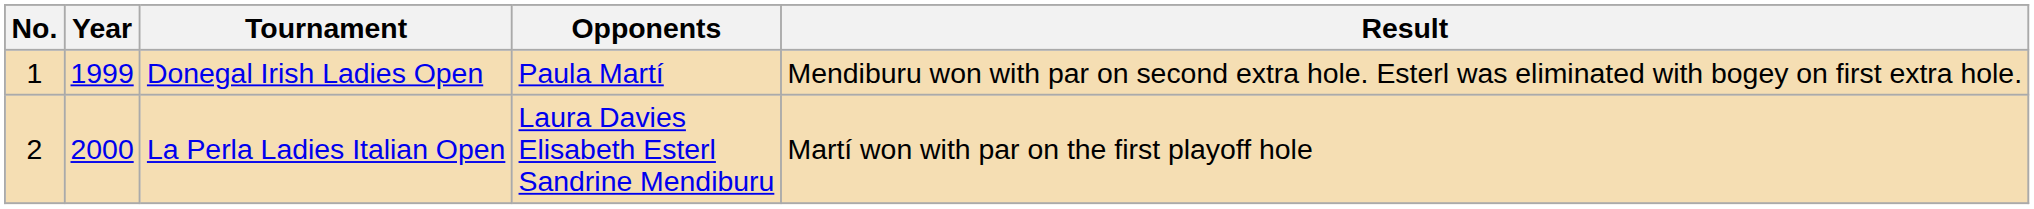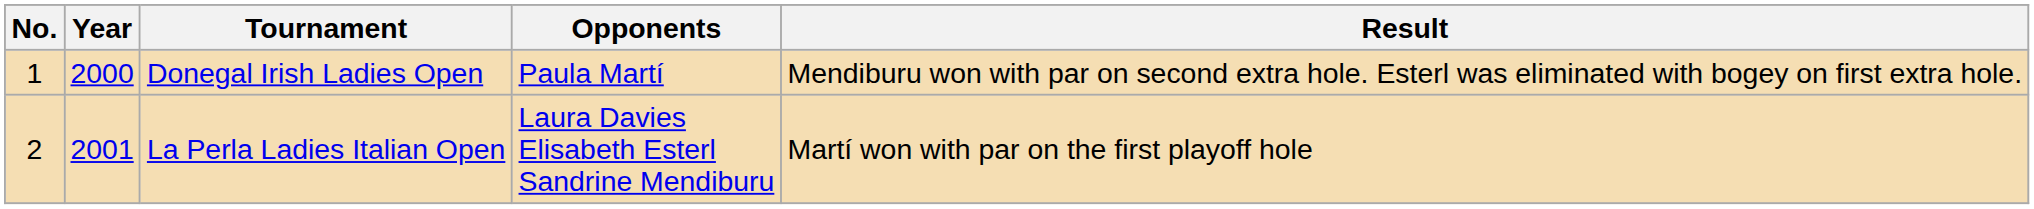(102, 73) 1999 -> (102, 73) 2000
(102, 149) 2000 -> (102, 149) 2001
